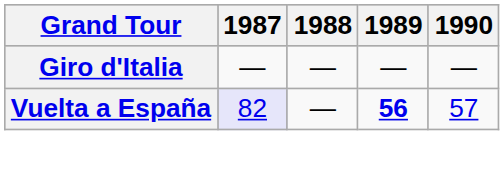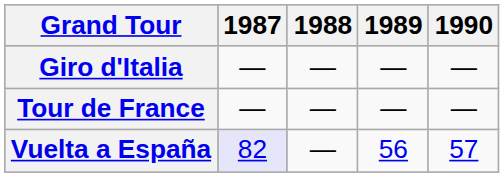+ row: (111, 108)
(393, 108) bold -> (393, 150) normal
